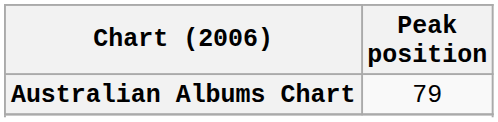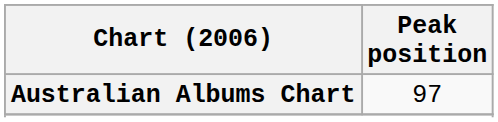(427, 95) 79 -> (427, 95) 97
